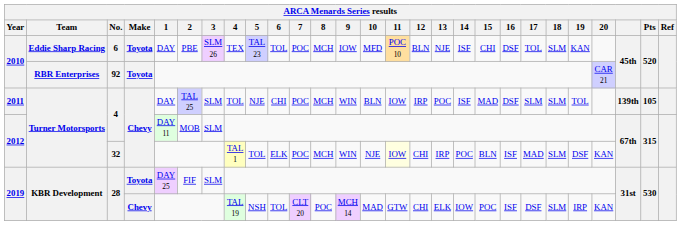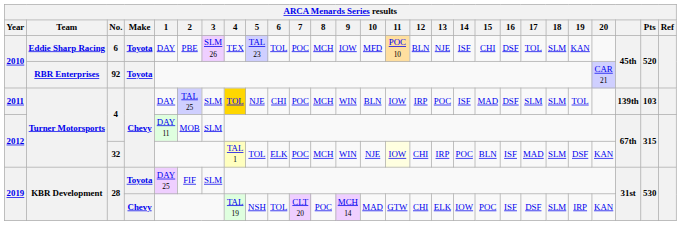(235, 101) no background -> (235, 101) gold background
(650, 101) 105 -> (650, 101) 103
